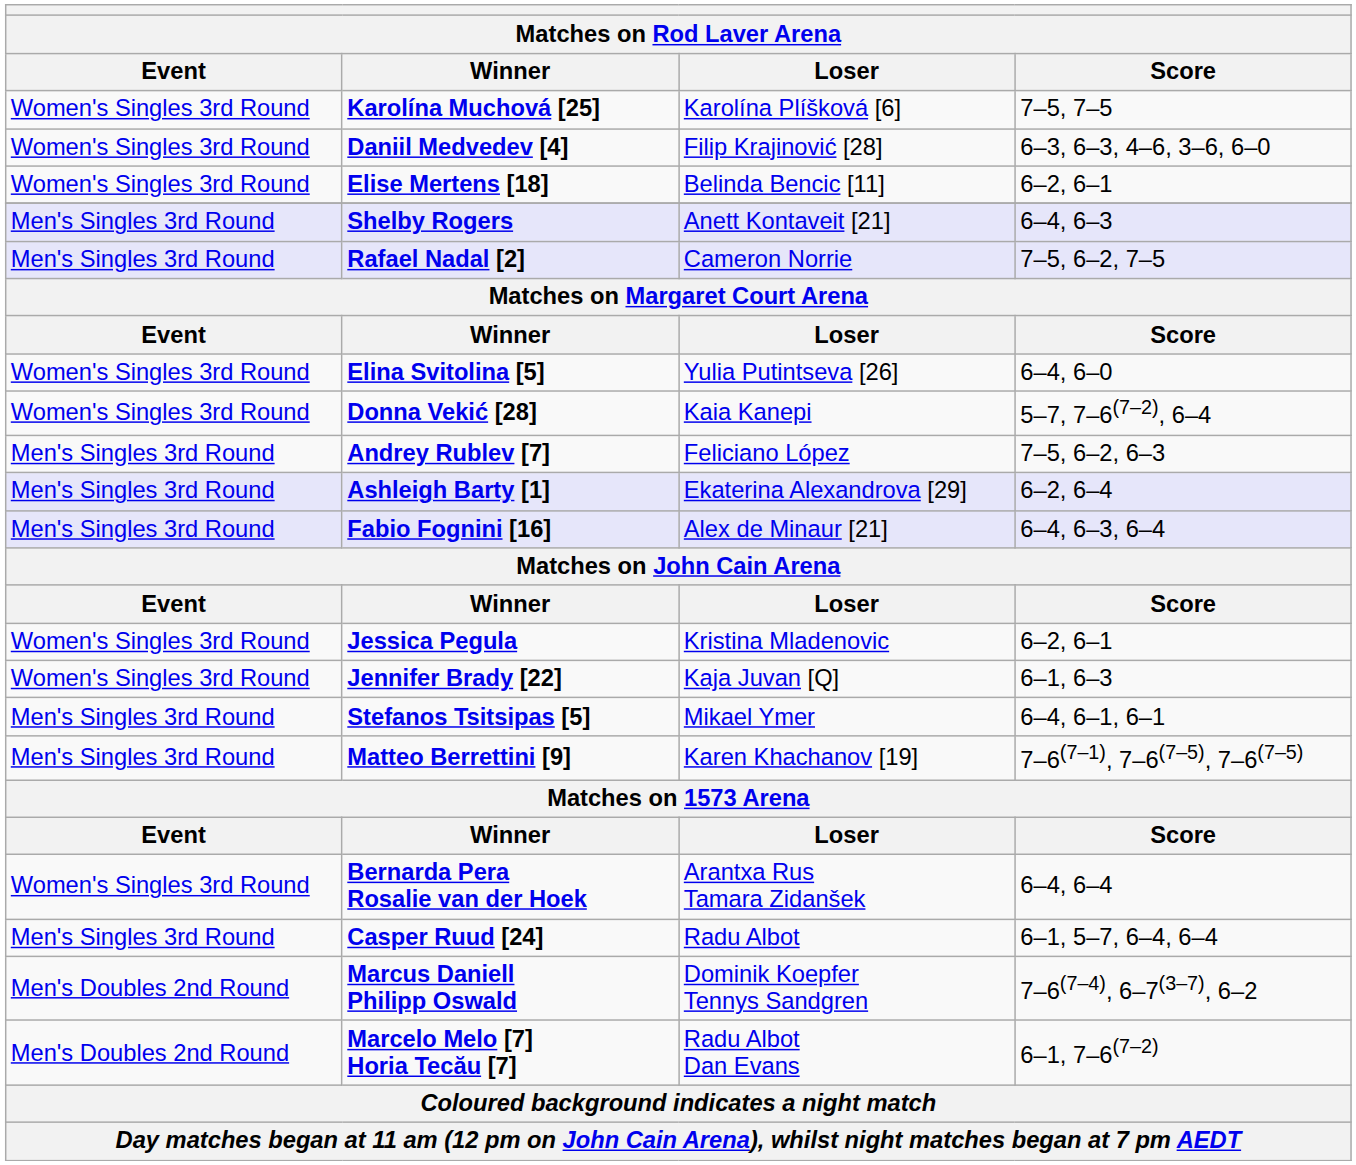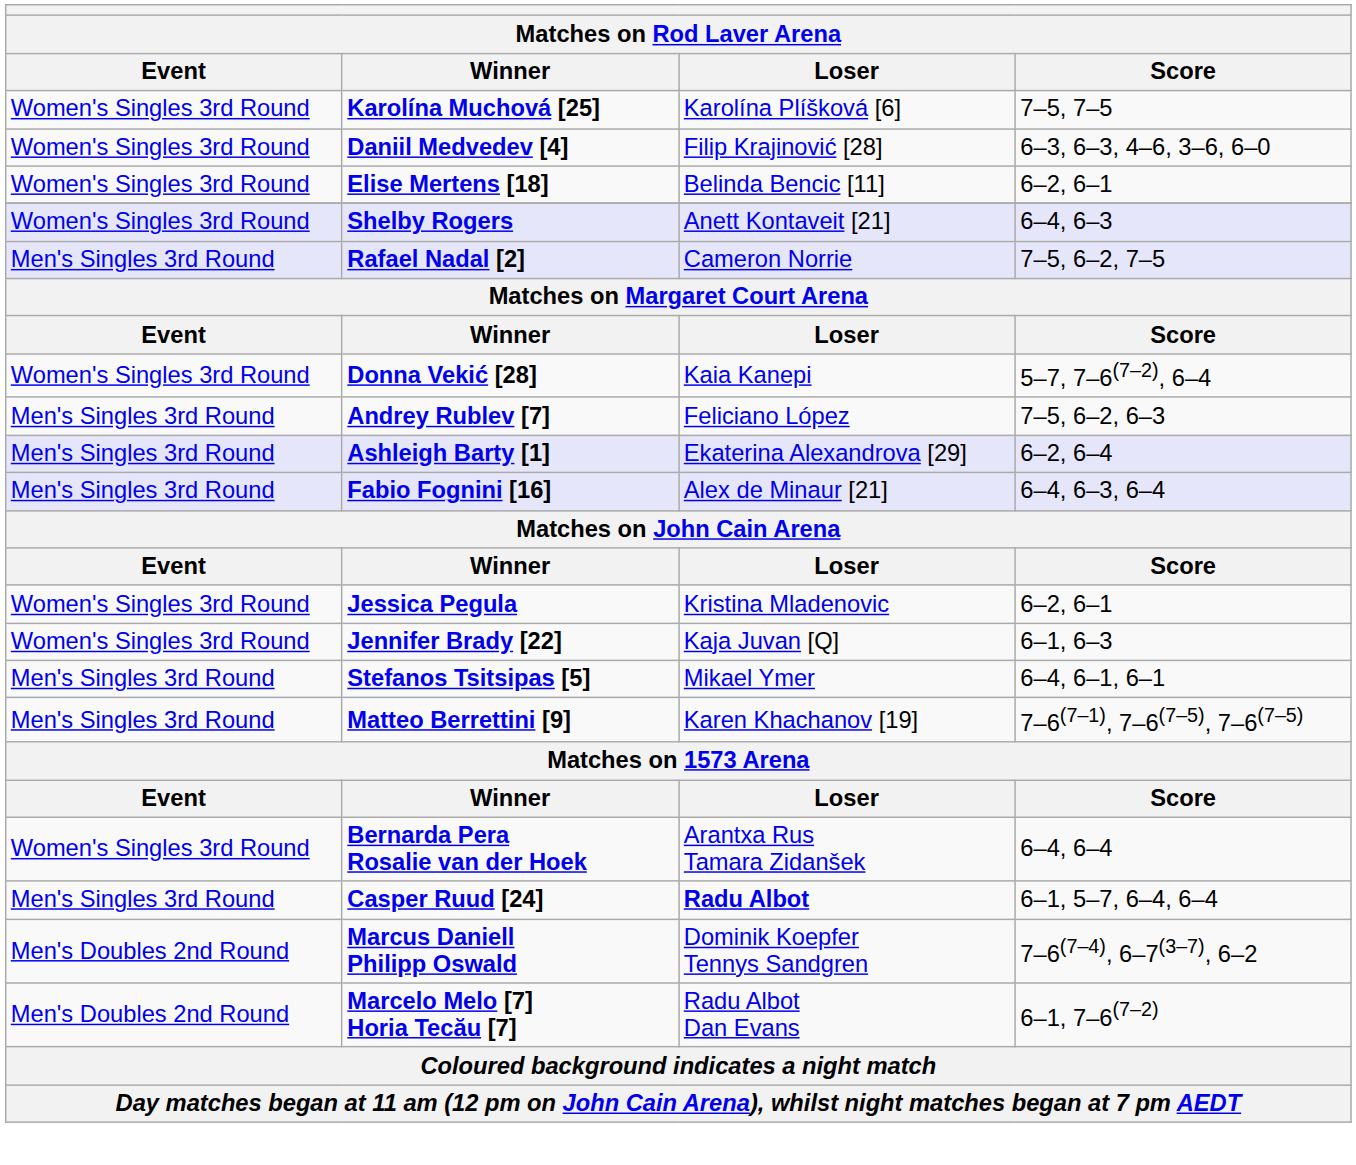(143, 221) Men's Singles 3rd Round -> (160, 221) Women's Singles 3rd Round
- row: (446, 372)
(742, 937) normal -> (747, 899) bold
